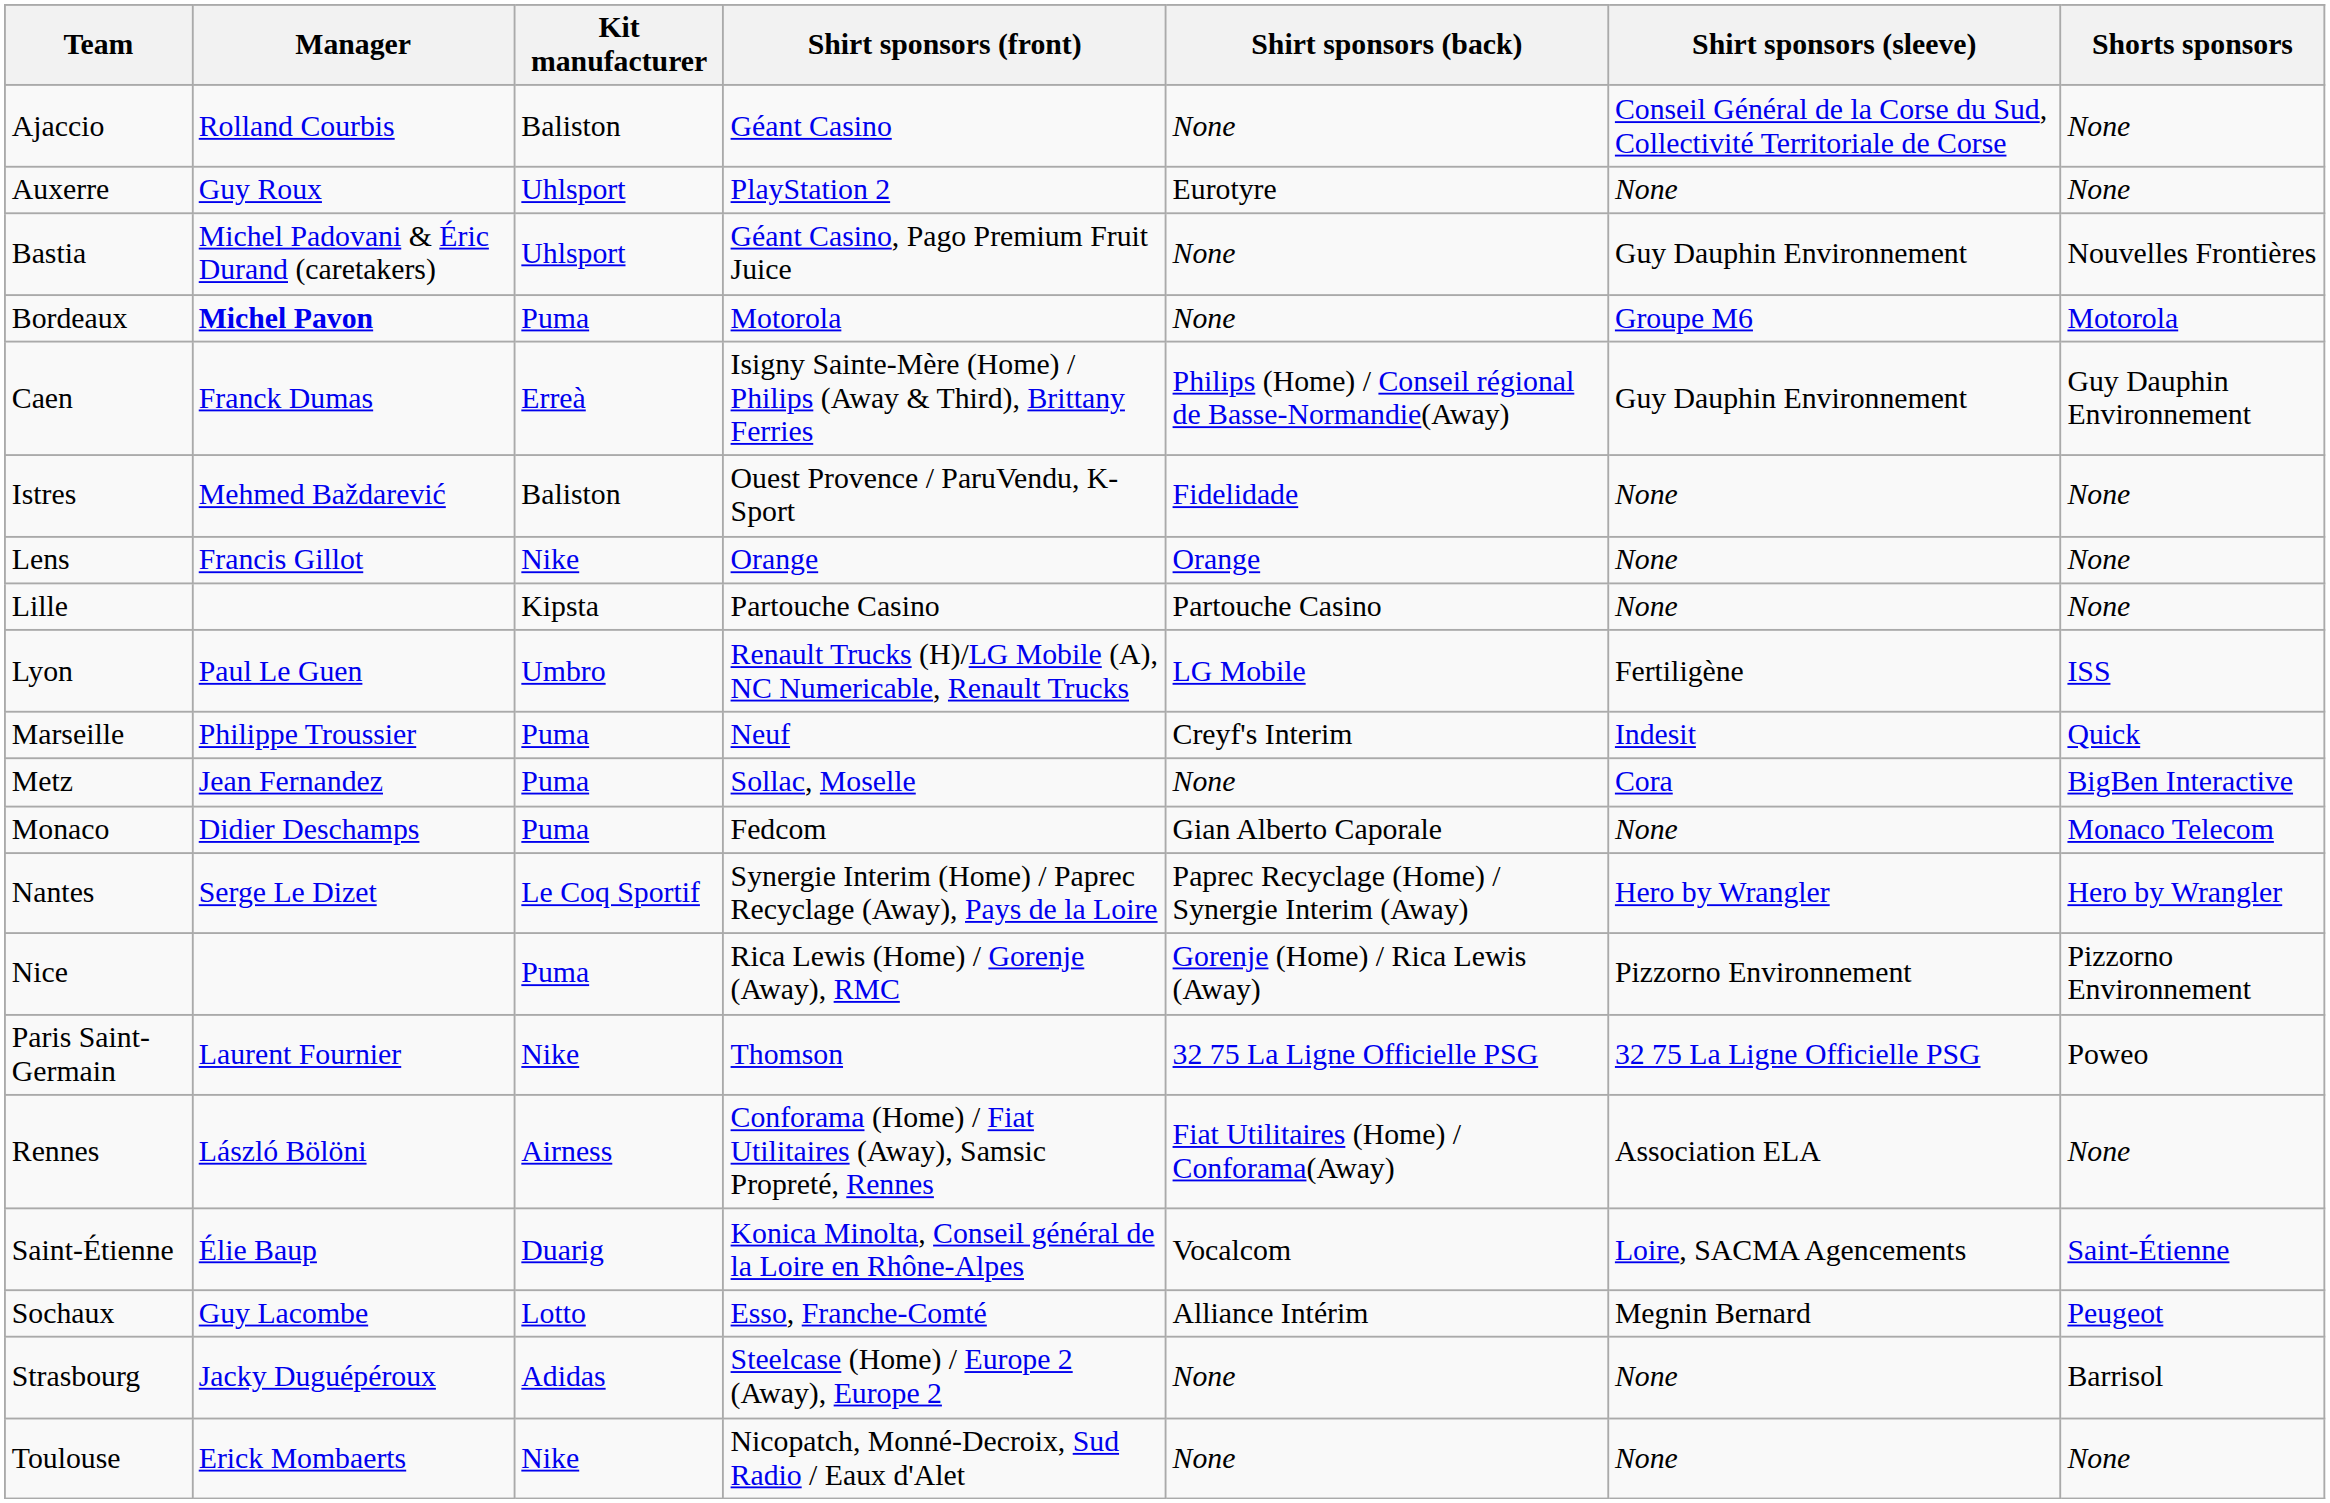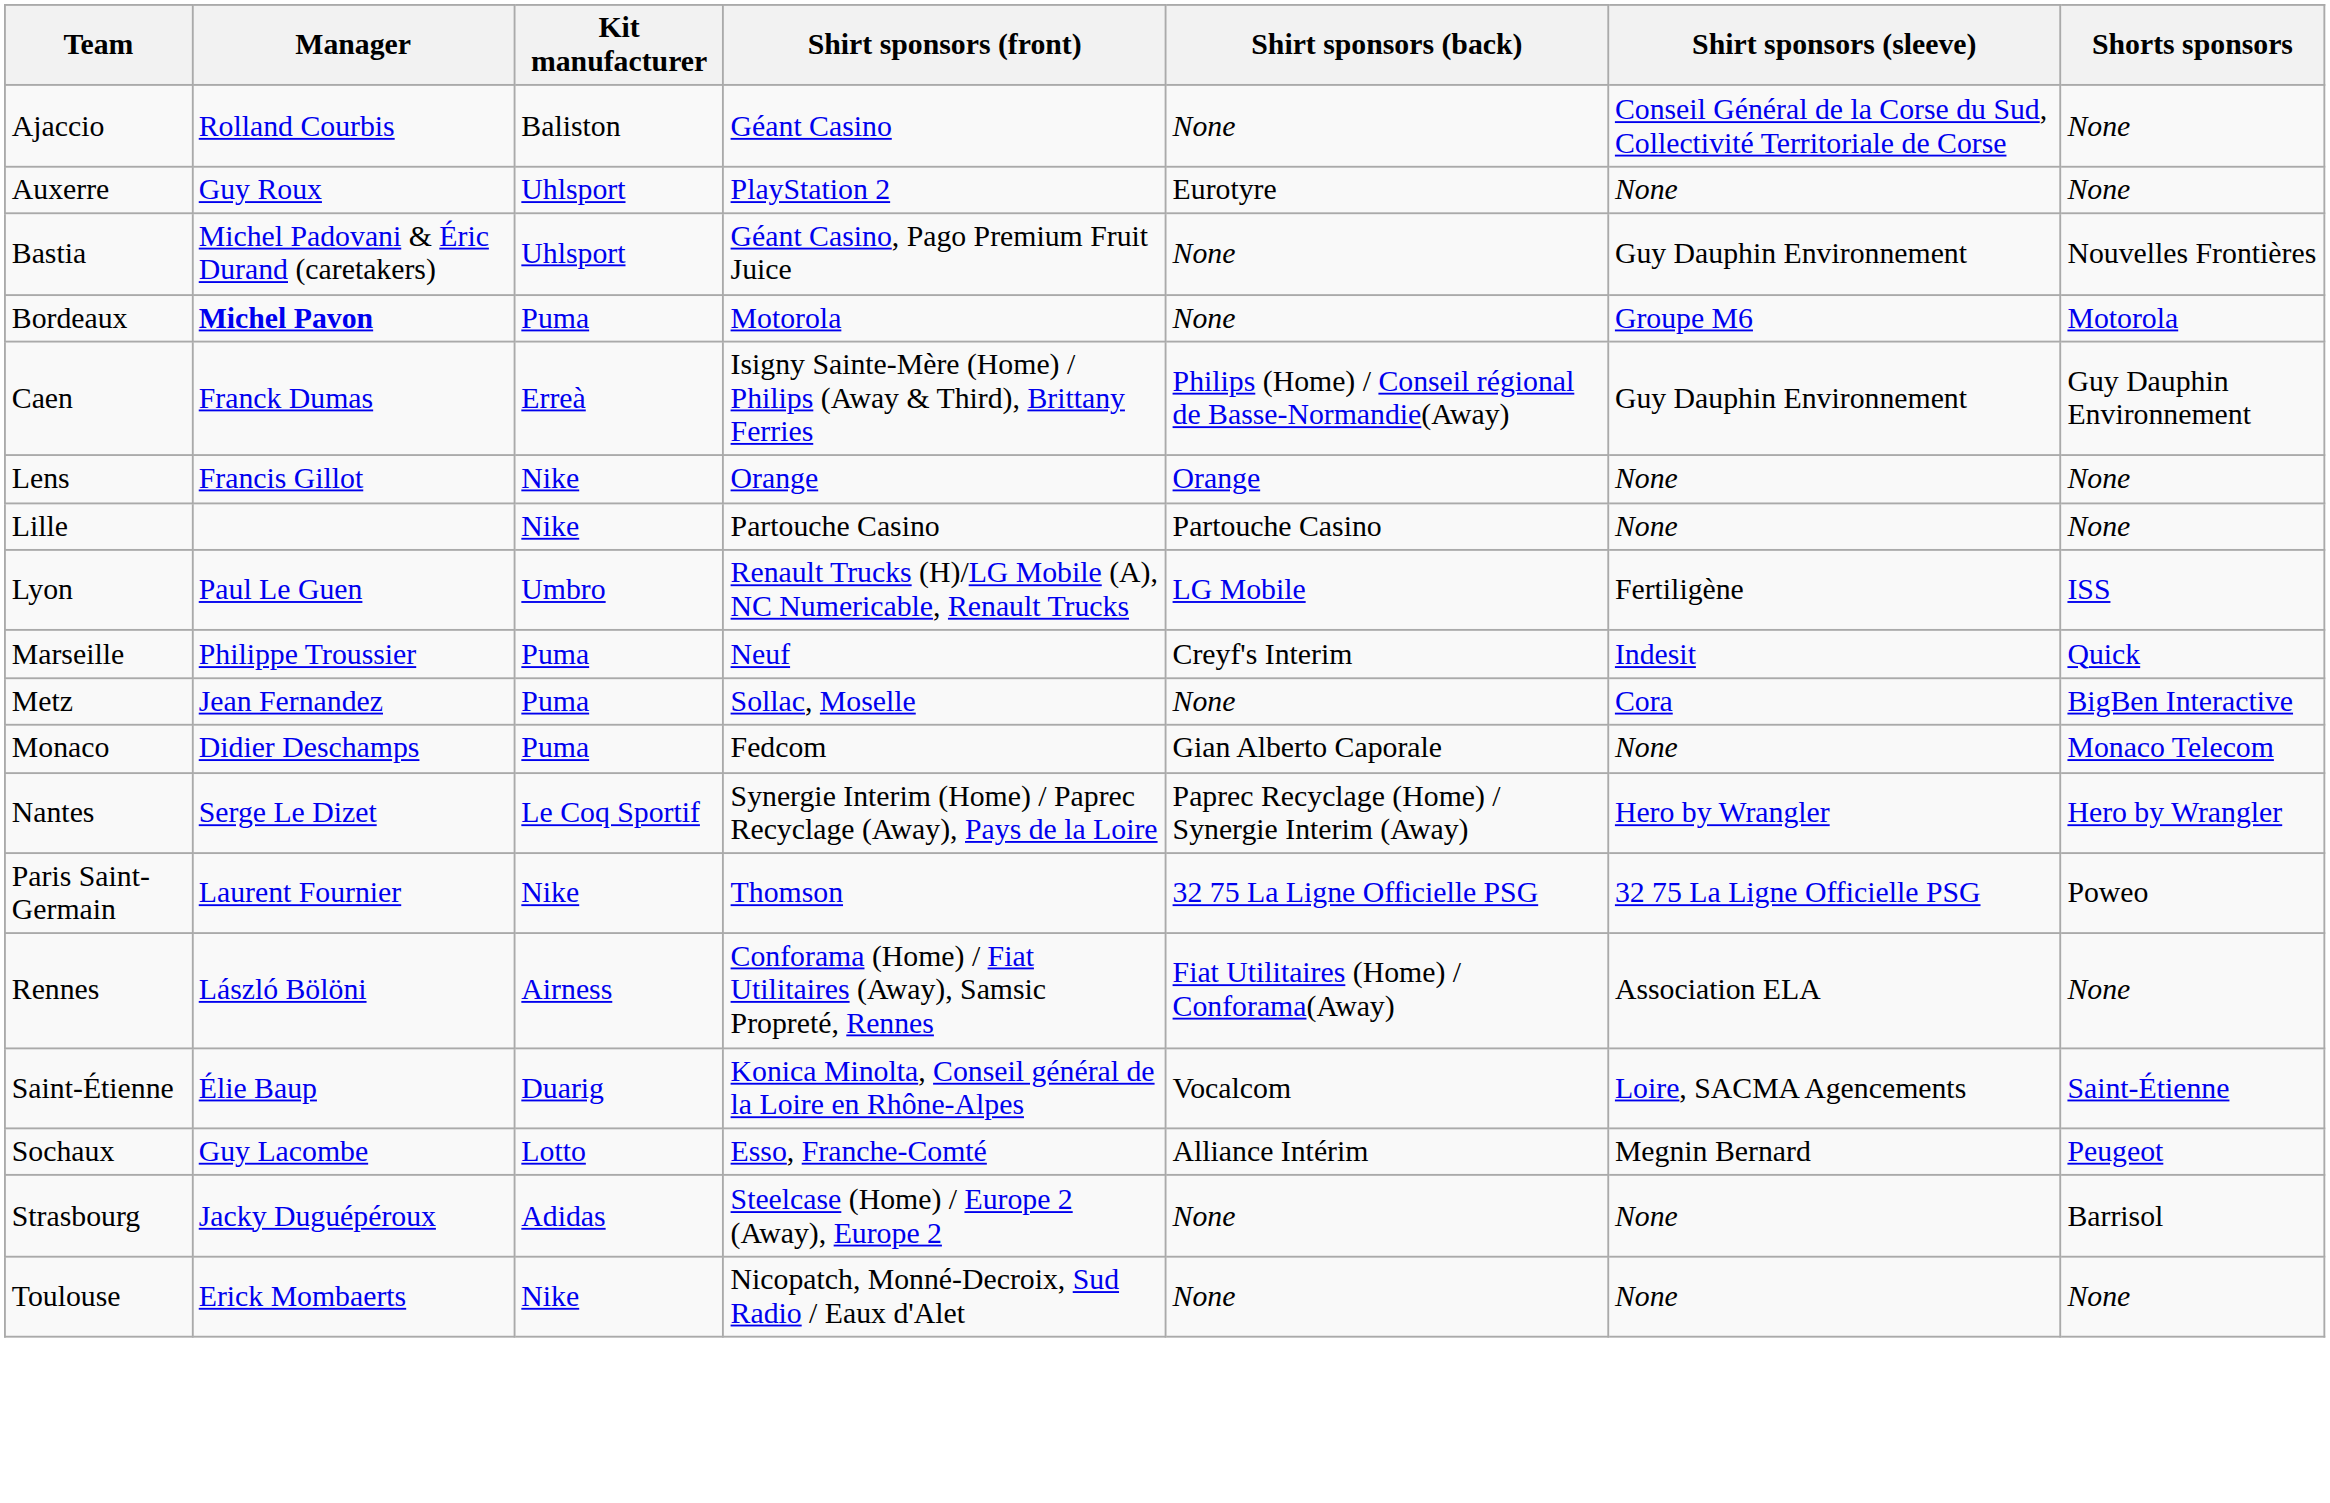- row: (44, 495)
(560, 606) Kipsta -> (550, 525) Nike
- row: (40, 973)
